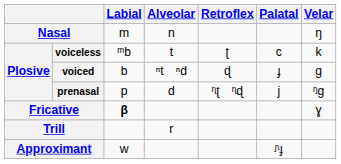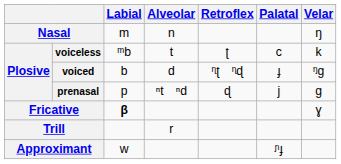(171, 71) ⁿt ⁿd -> (171, 71) d
(227, 71) ɖ -> (227, 71) ᶯʈ ᶯɖ
(319, 71) ɡ -> (319, 71) ᵑɡ
(171, 91) d -> (171, 91) ⁿt ⁿd
(227, 91) ᶯʈ ᶯɖ -> (227, 91) ɖ
(319, 91) ᵑɡ -> (319, 91) ɡ
